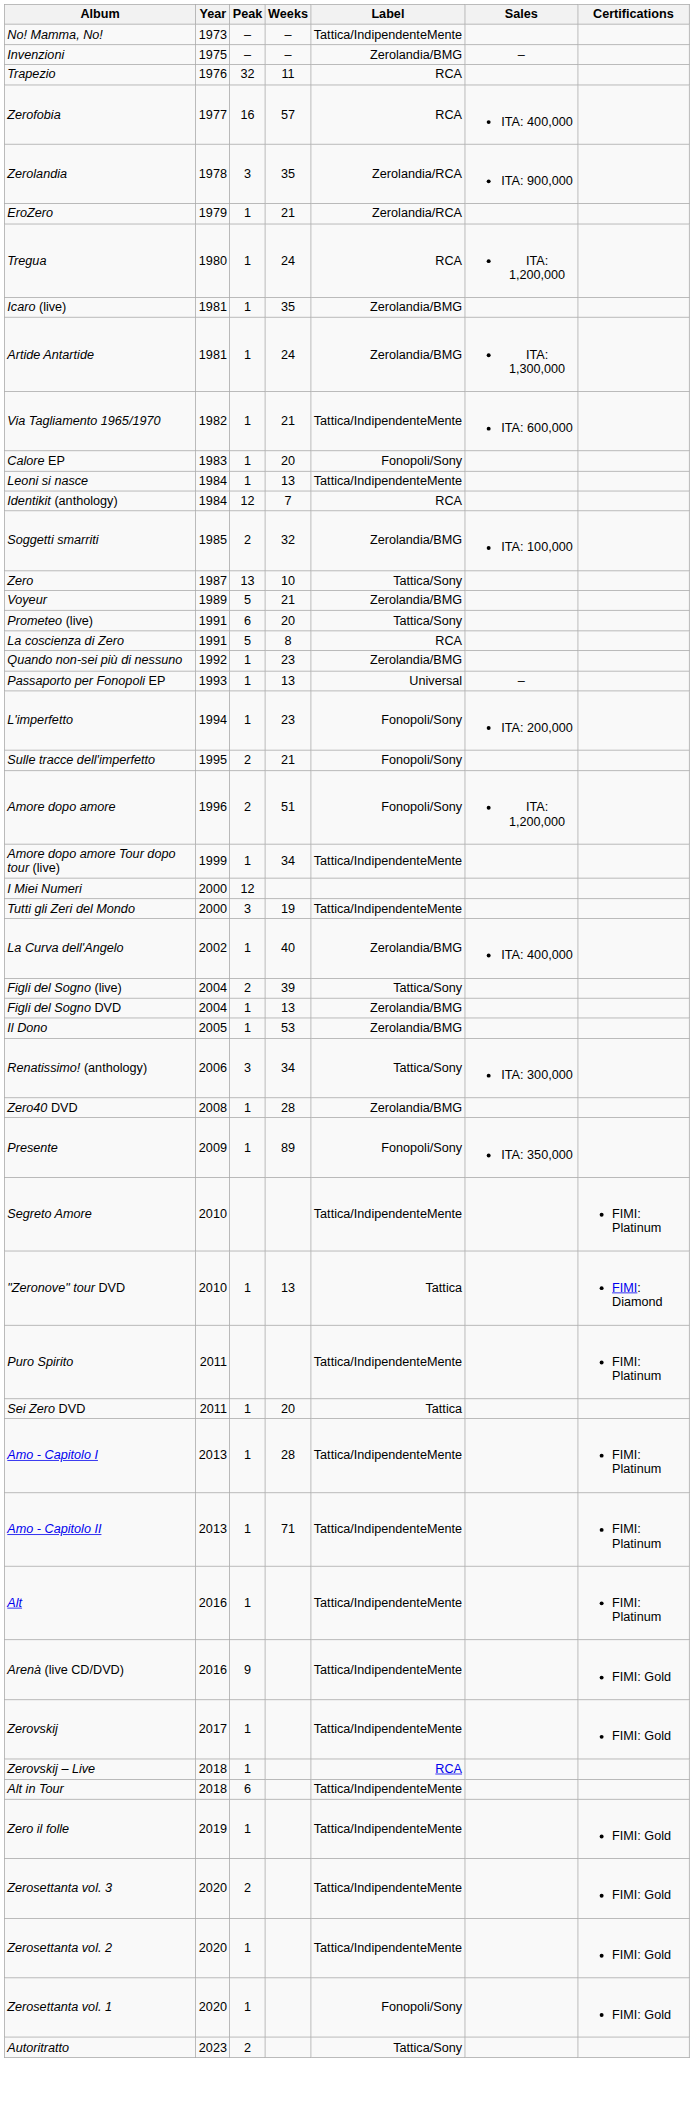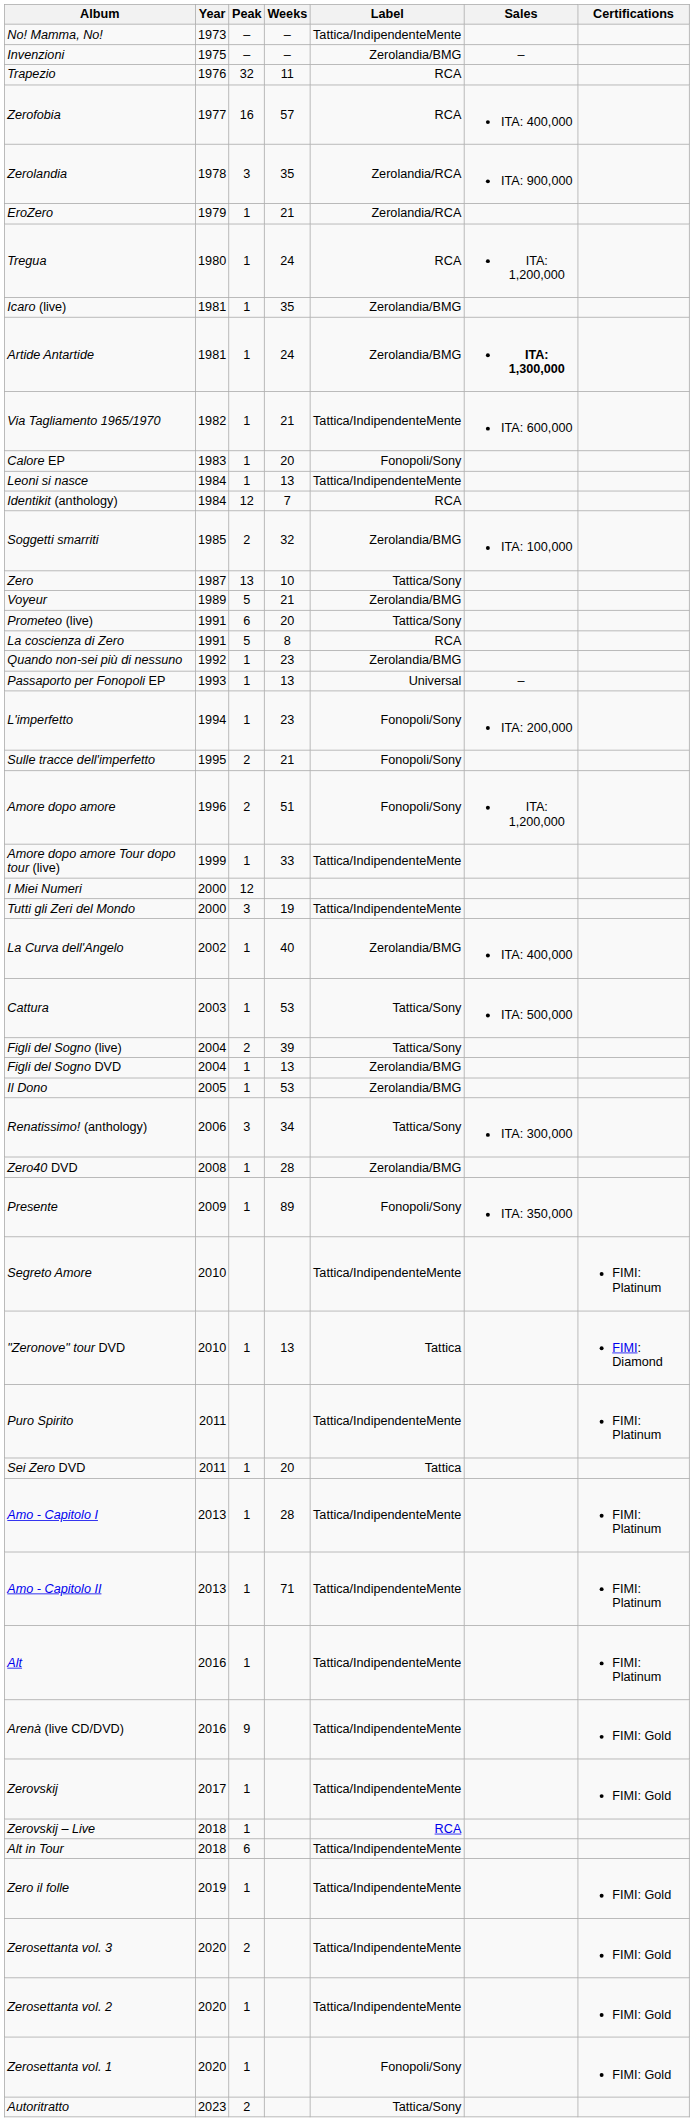(521, 362) normal -> (521, 362) bold
(288, 861) 34 -> (287, 861) 33
+ row: (28, 1007)
